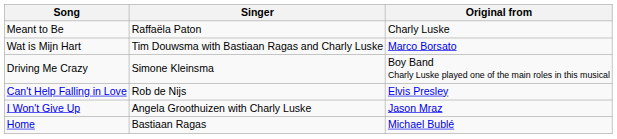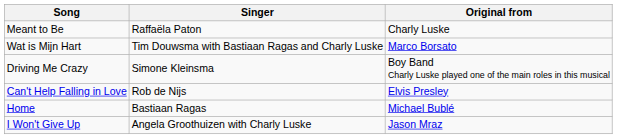rows swapped: (43, 108) <-> (21, 125)
